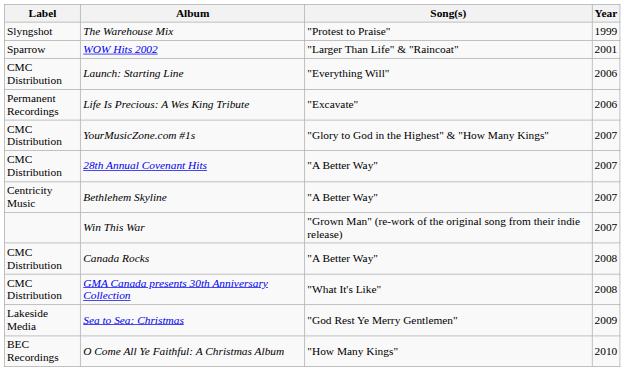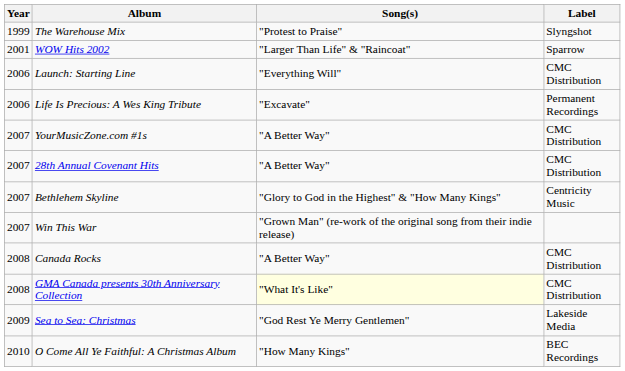columns swapped: (606, 13) <-> (42, 13)
(428, 135) "Glory to God in the Highest" & "How Many Kings" -> (294, 135) "A Better Way"
(343, 197) "A Better Way" -> (380, 197) "Glory to God in the Highest" & "How Many Kings"
(344, 289) no background -> (296, 289) lightyellow background
